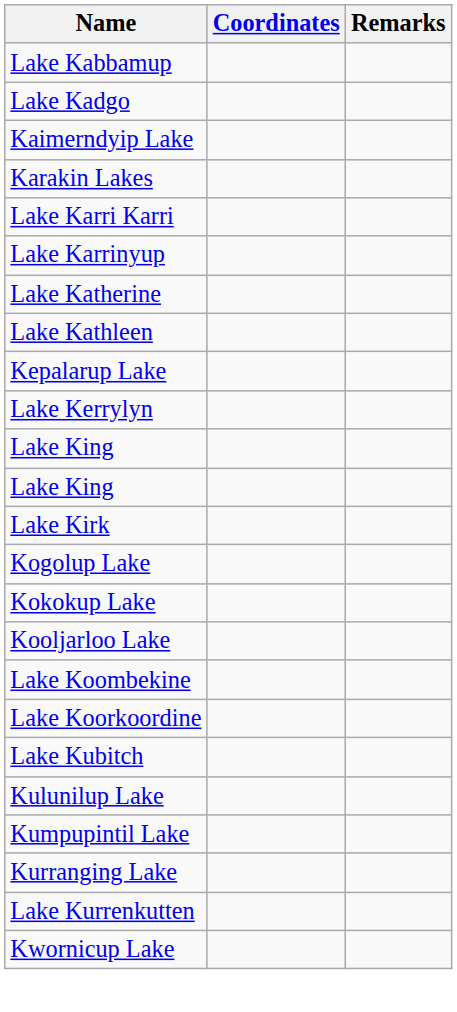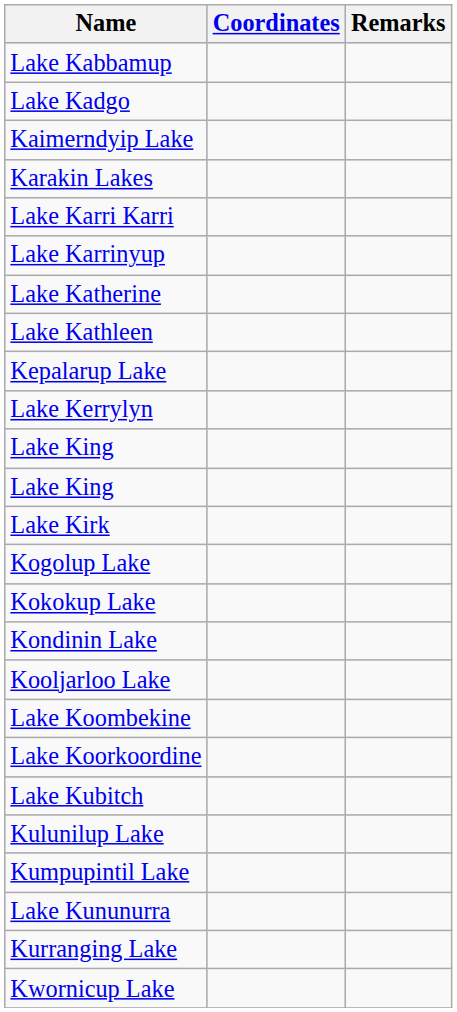+ row: (84, 640)
+ row: (90, 910)
- row: (103, 910)
